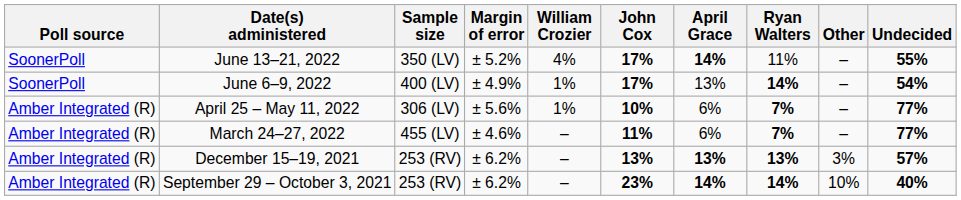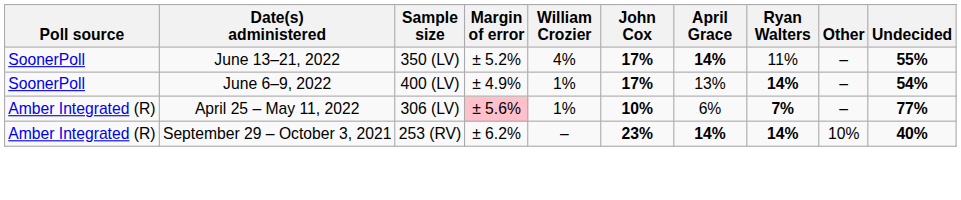(497, 109) no background -> (497, 109) pink background
- row: (277, 134)
- row: (277, 159)
